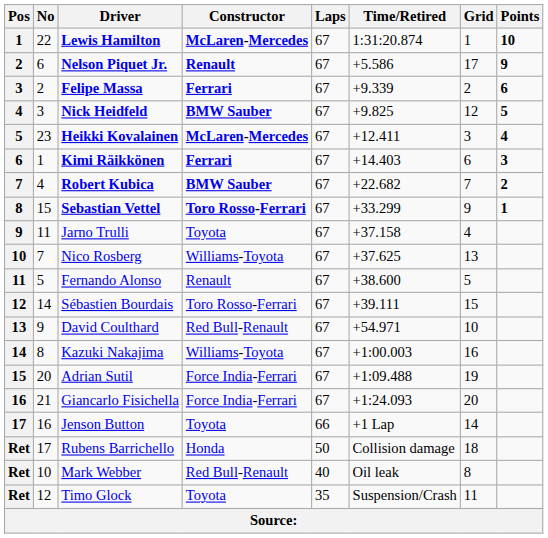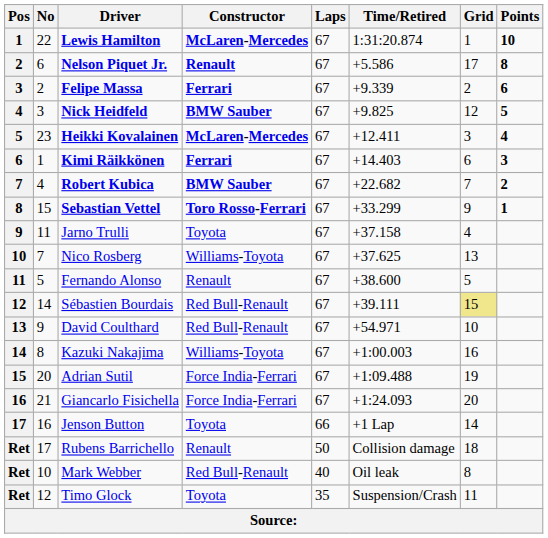(504, 64) 9 -> (504, 64) 8
(241, 304) Toro Rosso-Ferrari -> (237, 304) Red Bull-Renault
(471, 304) no background -> (471, 304) khaki background
(205, 448) Honda -> (208, 448) Renault
